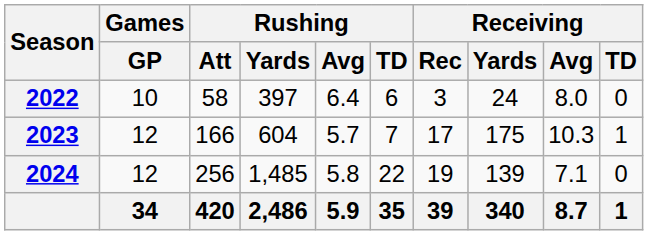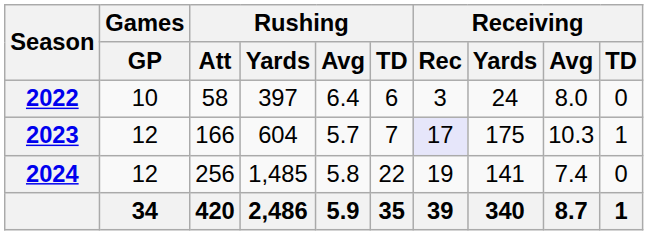(440, 135) no background -> (440, 135) lavender background
(505, 173) 139 -> (505, 173) 141
(571, 173) 7.1 -> (571, 173) 7.4
